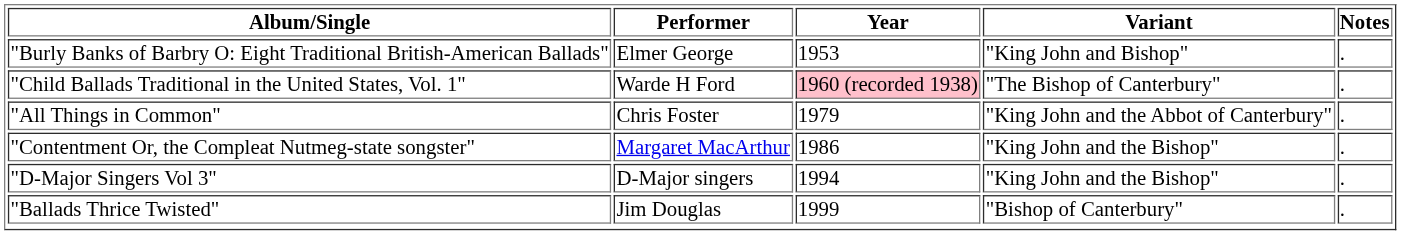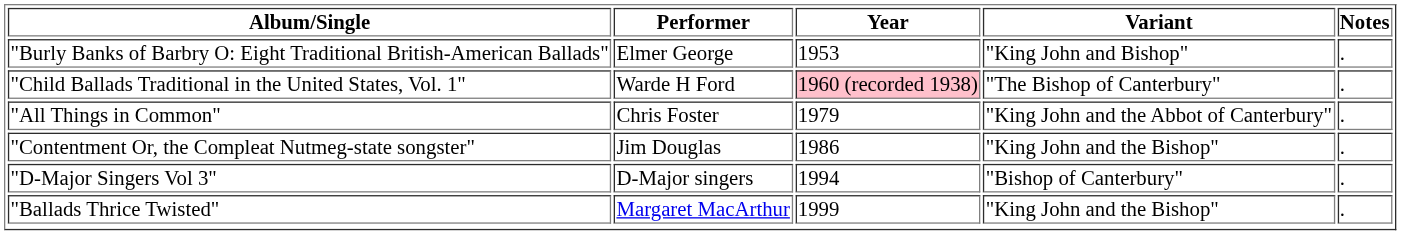(703, 146) Margaret MacArthur -> (669, 146) Jim Douglas
(1102, 178) "King John and the Bishop" -> (1084, 178) "Bishop of Canterbury"
(669, 209) Jim Douglas -> (703, 209) Margaret MacArthur
(1084, 209) "Bishop of Canterbury" -> (1102, 209) "King John and the Bishop"
